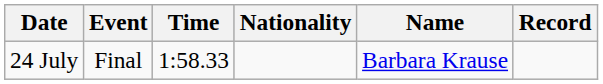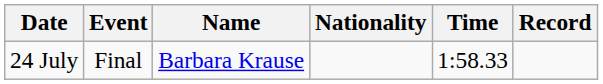columns swapped: (435, 23) <-> (194, 23)
